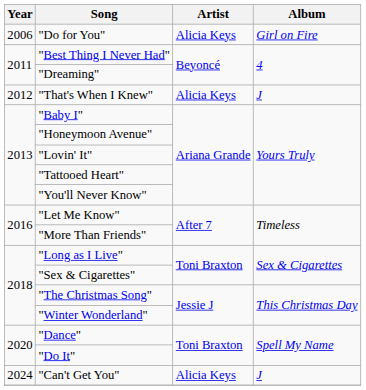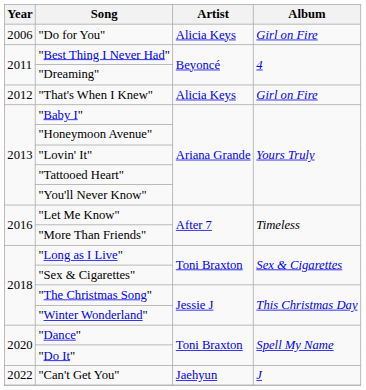(259, 94) J -> (287, 94) Girl on Fire
(20, 375) 2024 -> (20, 375) 2022
(206, 375) Alicia Keys -> (197, 375) Jaehyun
